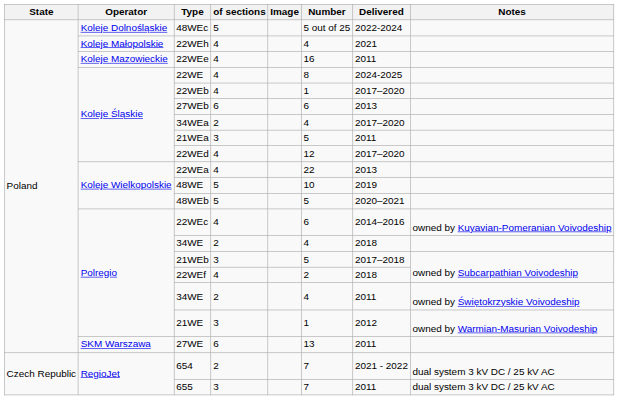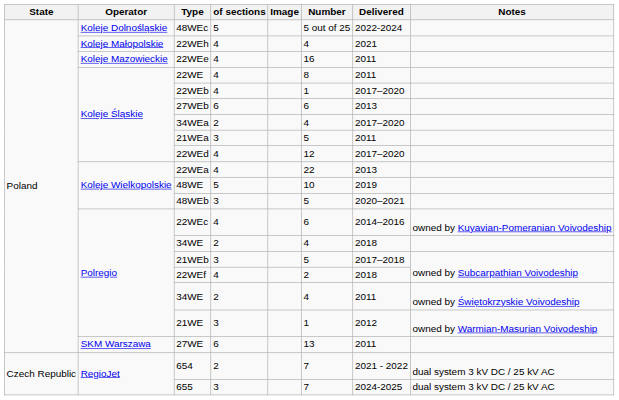(379, 75) 2024-2025 -> (366, 75) 2011
(216, 201) 5 -> (216, 201) 3
(366, 387) 2011 -> (379, 387) 2024-2025
